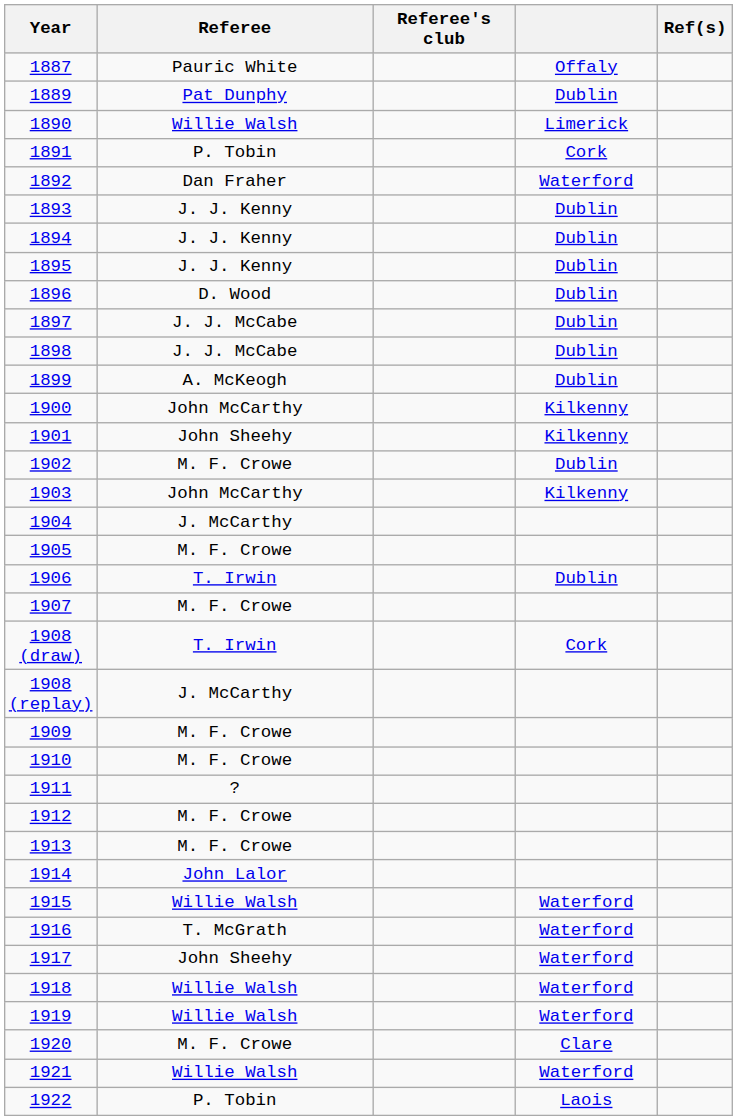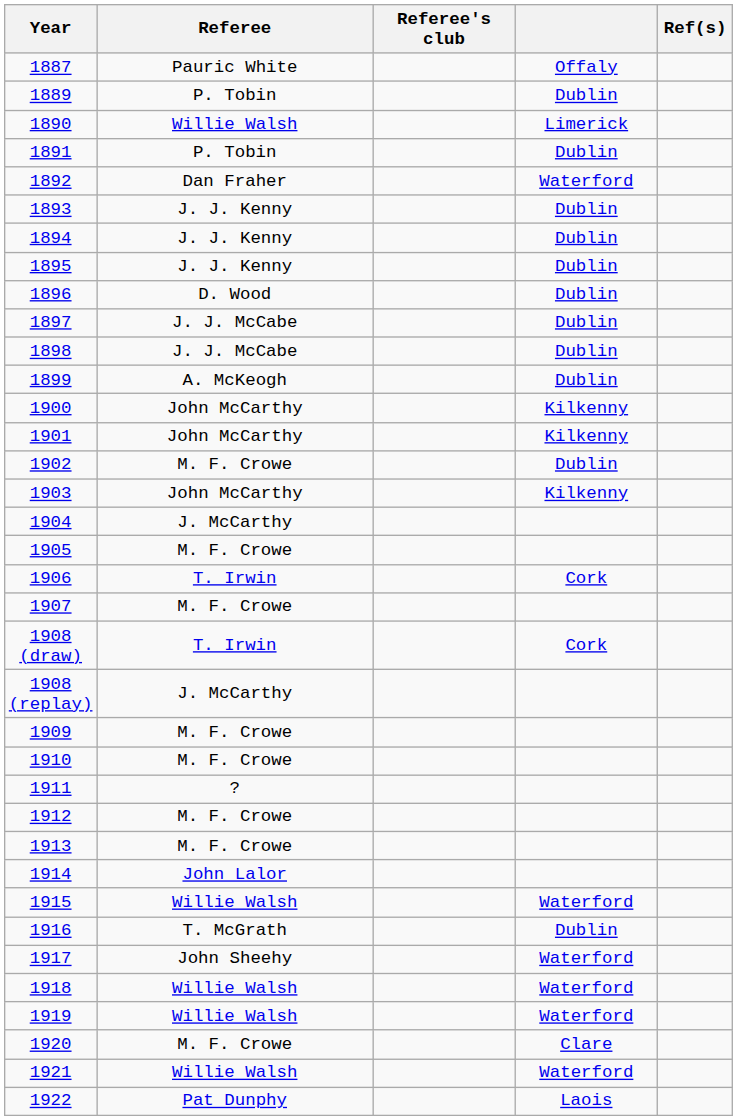(235, 96) Pat Dunphy -> (235, 96) P. Tobin
(586, 153) Cork -> (586, 153) Dublin
(235, 436) John Sheehy -> (235, 436) John McCarthy
(586, 578) Dublin -> (586, 578) Cork
(586, 931) Waterford -> (586, 931) Dublin
(235, 1101) P. Tobin -> (235, 1101) Pat Dunphy
